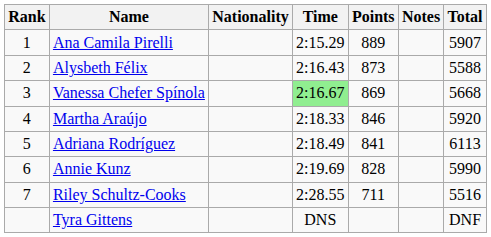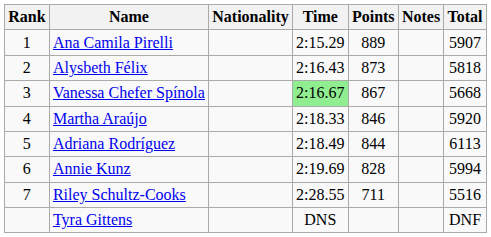(465, 67) 5588 -> (465, 67) 5818
(373, 93) 869 -> (373, 93) 867
(373, 144) 841 -> (373, 144) 844
(465, 169) 5990 -> (465, 169) 5994
